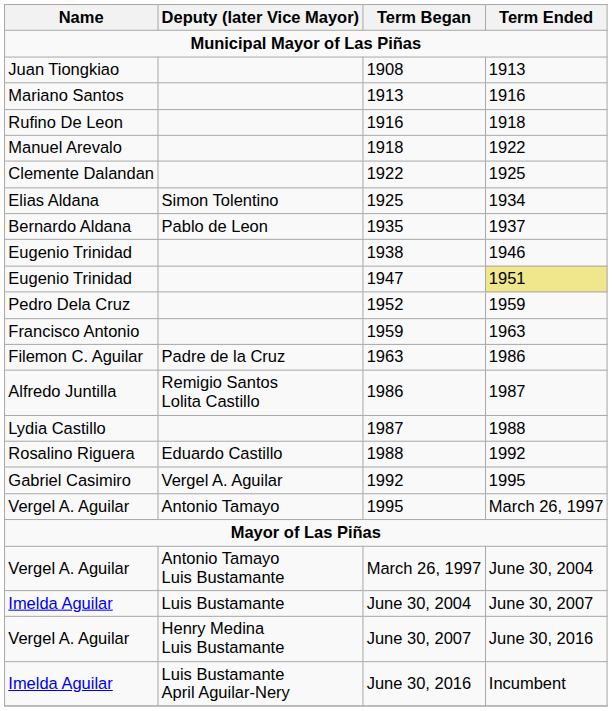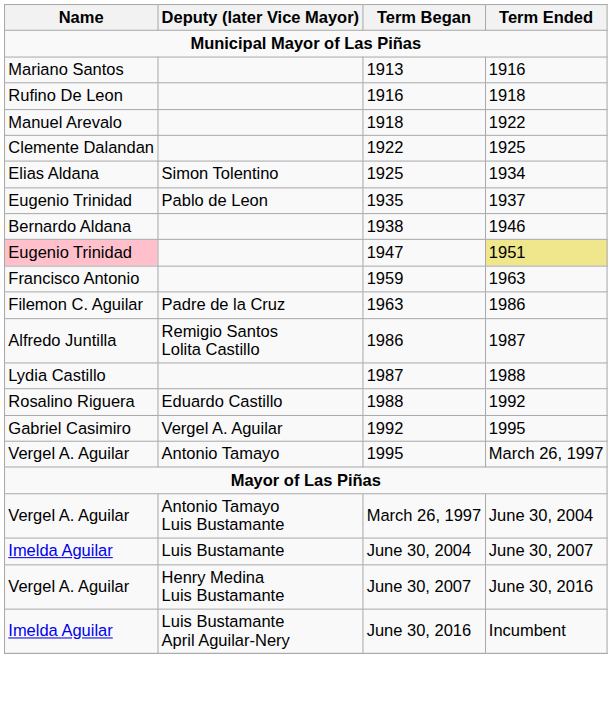- row: (385, 69)
(70, 226) Bernardo Aldana -> (70, 200) Eugenio Trinidad
(70, 252) Eugenio Trinidad -> (70, 226) Bernardo Aldana
(70, 278) no background -> (70, 252) pink background
- row: (385, 305)
